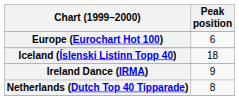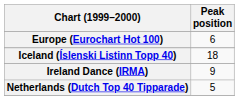(213, 87) 8 -> (213, 87) 5
